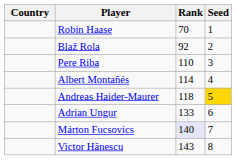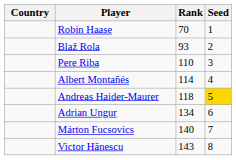(183, 46) 92 -> (183, 46) 93
(186, 113) 133 -> (186, 113) 134
(186, 130) lavender background -> (186, 130) no background
